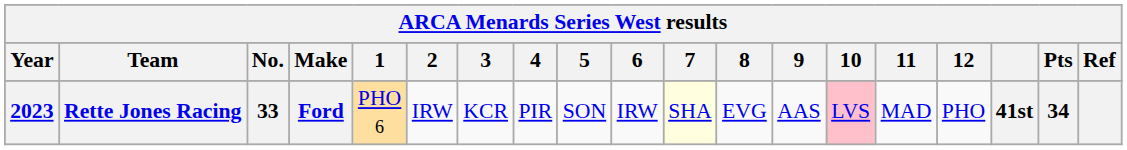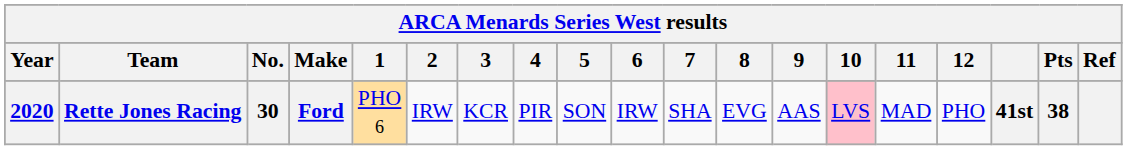(32, 112) 2023 -> (32, 112) 2020
(268, 112) 33 -> (268, 112) 30
(690, 112) lightyellow background -> (690, 112) no background
(1058, 112) 34 -> (1058, 112) 38
